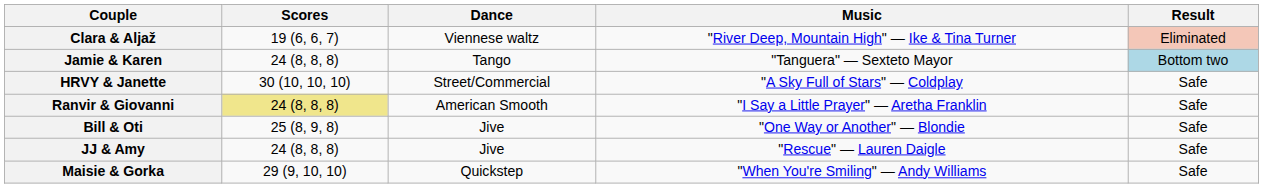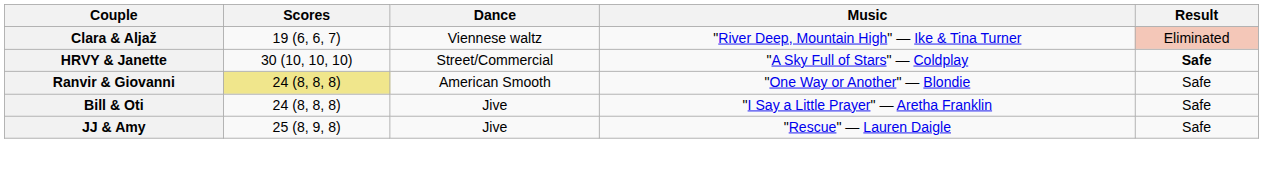- row: (113, 60)
(1193, 82) normal -> (1197, 60) bold
(862, 104) "I Say a Little Prayer" — Aretha Franklin -> (867, 82) "One Way or Another" — Blondie
(305, 127) 25 (8, 9, 8) -> (307, 104) 24 (8, 8, 8)
(862, 127) "One Way or Another" — Blondie -> (867, 104) "I Say a Little Prayer" — Aretha Franklin
(305, 149) 24 (8, 8, 8) -> (307, 127) 25 (8, 9, 8)
- row: (113, 171)
